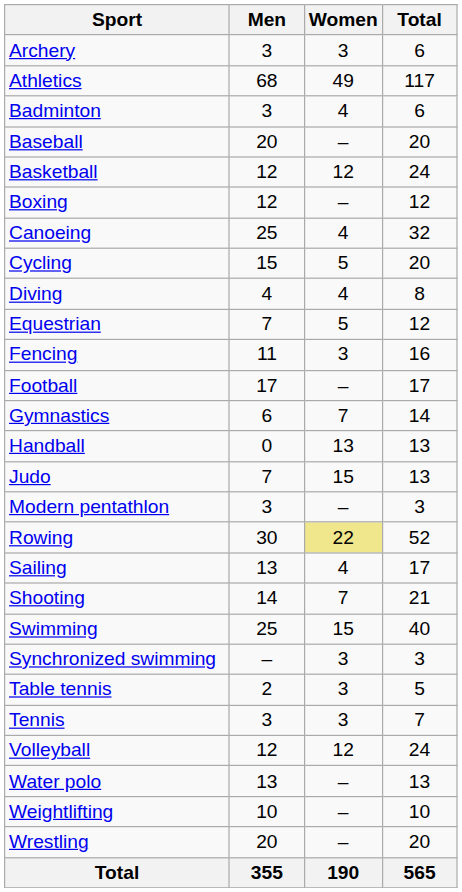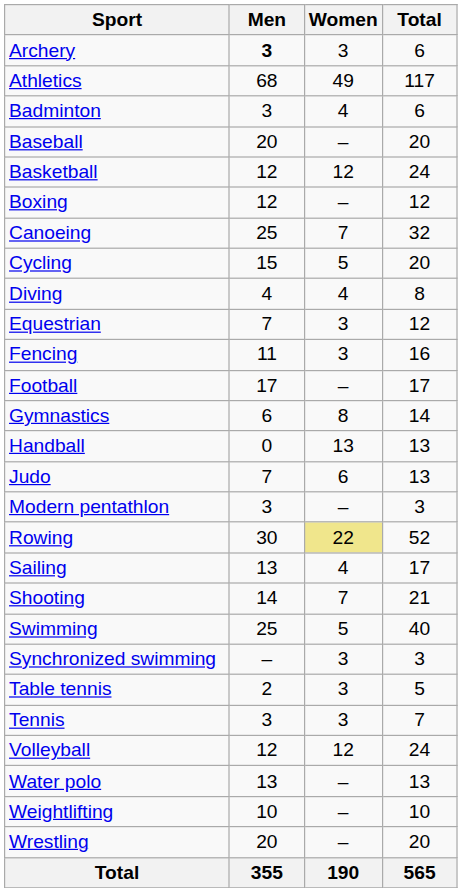(267, 50) normal -> (267, 50) bold
(343, 232) 4 -> (343, 232) 7
(343, 324) 5 -> (343, 324) 3
(343, 415) 7 -> (343, 415) 8
(343, 476) 15 -> (343, 476) 6
(343, 628) 15 -> (343, 628) 5
